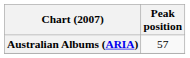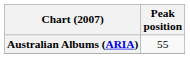(163, 44) 57 -> (163, 44) 55
